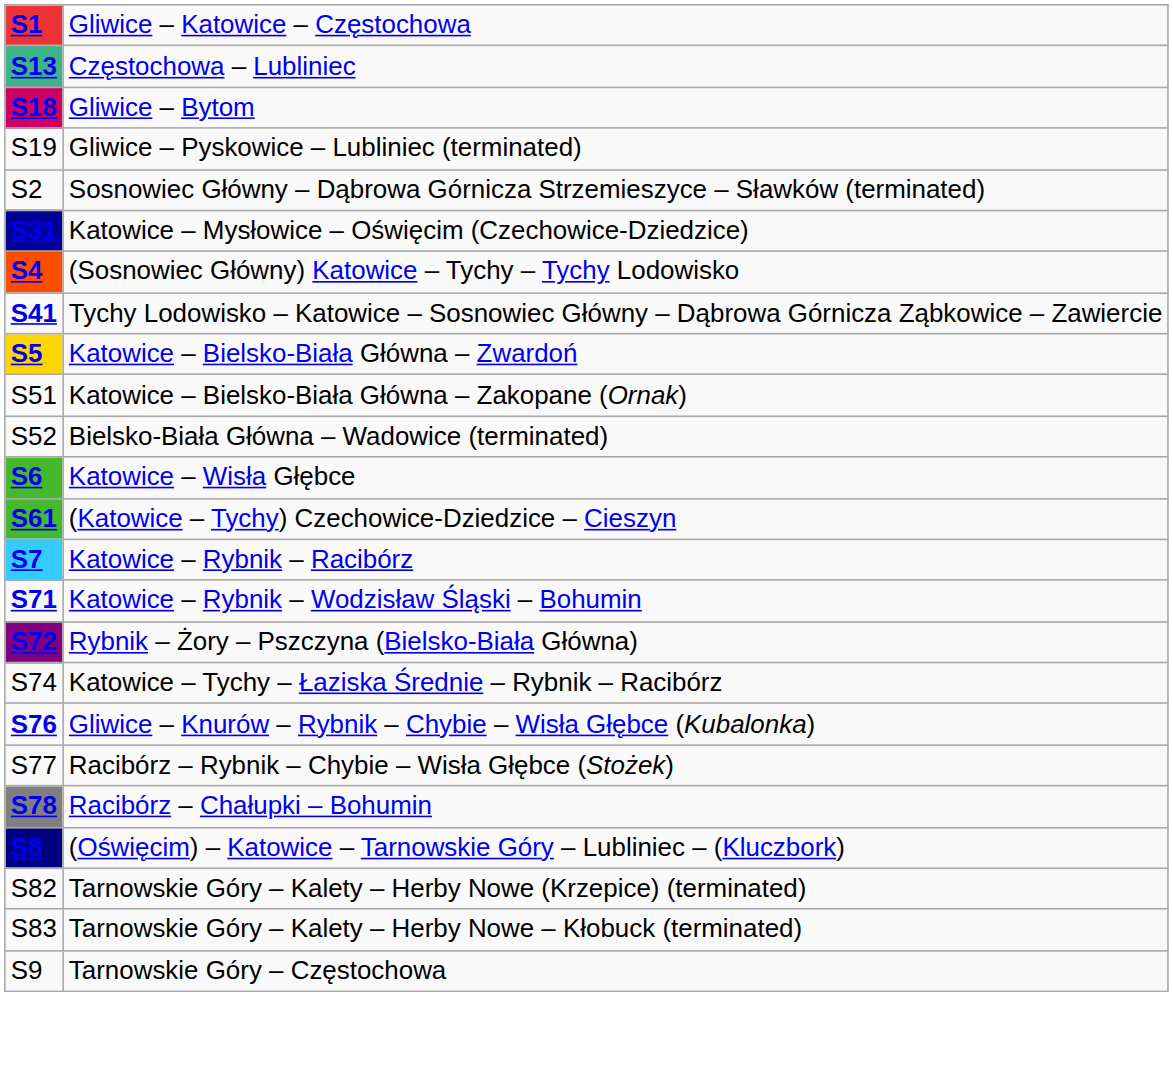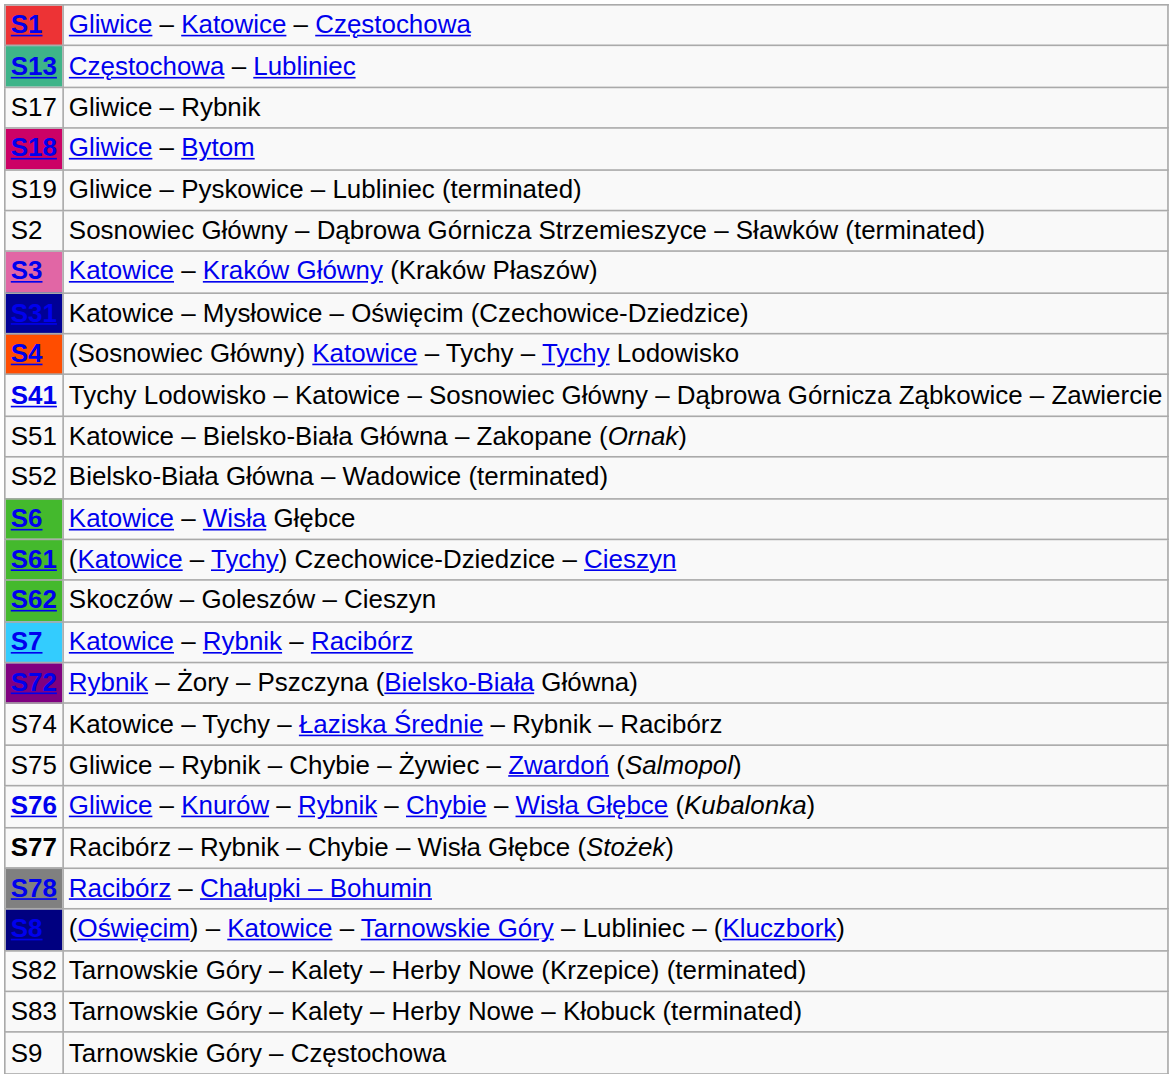+ row: (165, 107)
+ row: (333, 271)
- row: (323, 353)
+ row: (253, 600)
- row: (355, 600)
+ row: (405, 764)
(34, 764) normal -> (34, 847) bold
